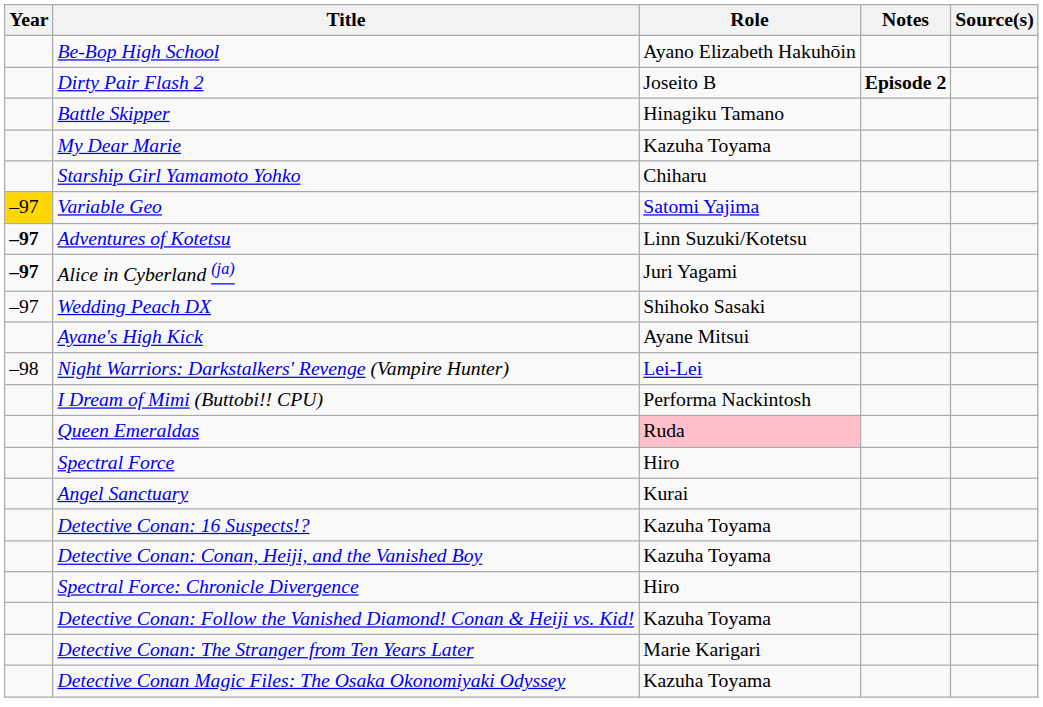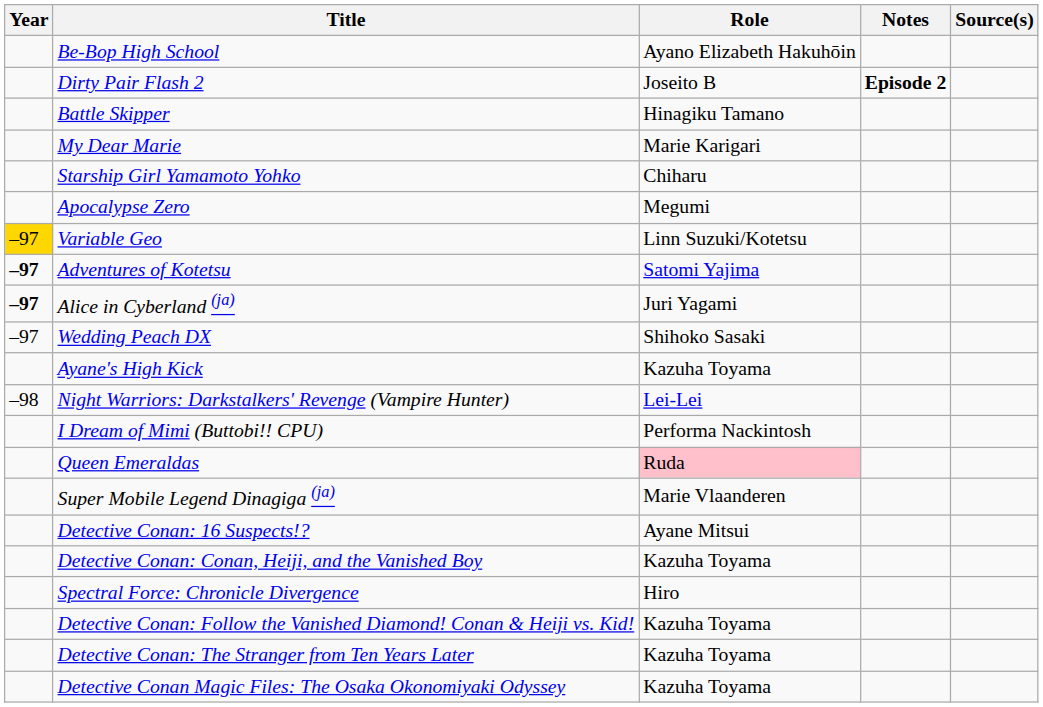(707, 144) Kazuha Toyama -> (702, 144) Marie Karigari
+ row: (124, 207)
(701, 207) Satomi Yajima -> (725, 238) Linn Suzuki/Kotetsu
(725, 238) Linn Suzuki/Kotetsu -> (701, 269) Satomi Yajima
(696, 337) Ayane Mitsui -> (707, 368) Kazuha Toyama
+ row: (196, 496)
- row: (116, 462)
- row: (123, 493)
(707, 524) Kazuha Toyama -> (696, 530) Ayane Mitsui
(702, 649) Marie Karigari -> (707, 654) Kazuha Toyama
